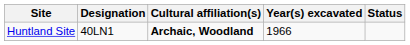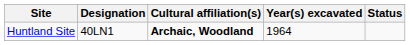(279, 31) 1966 -> (279, 31) 1964
